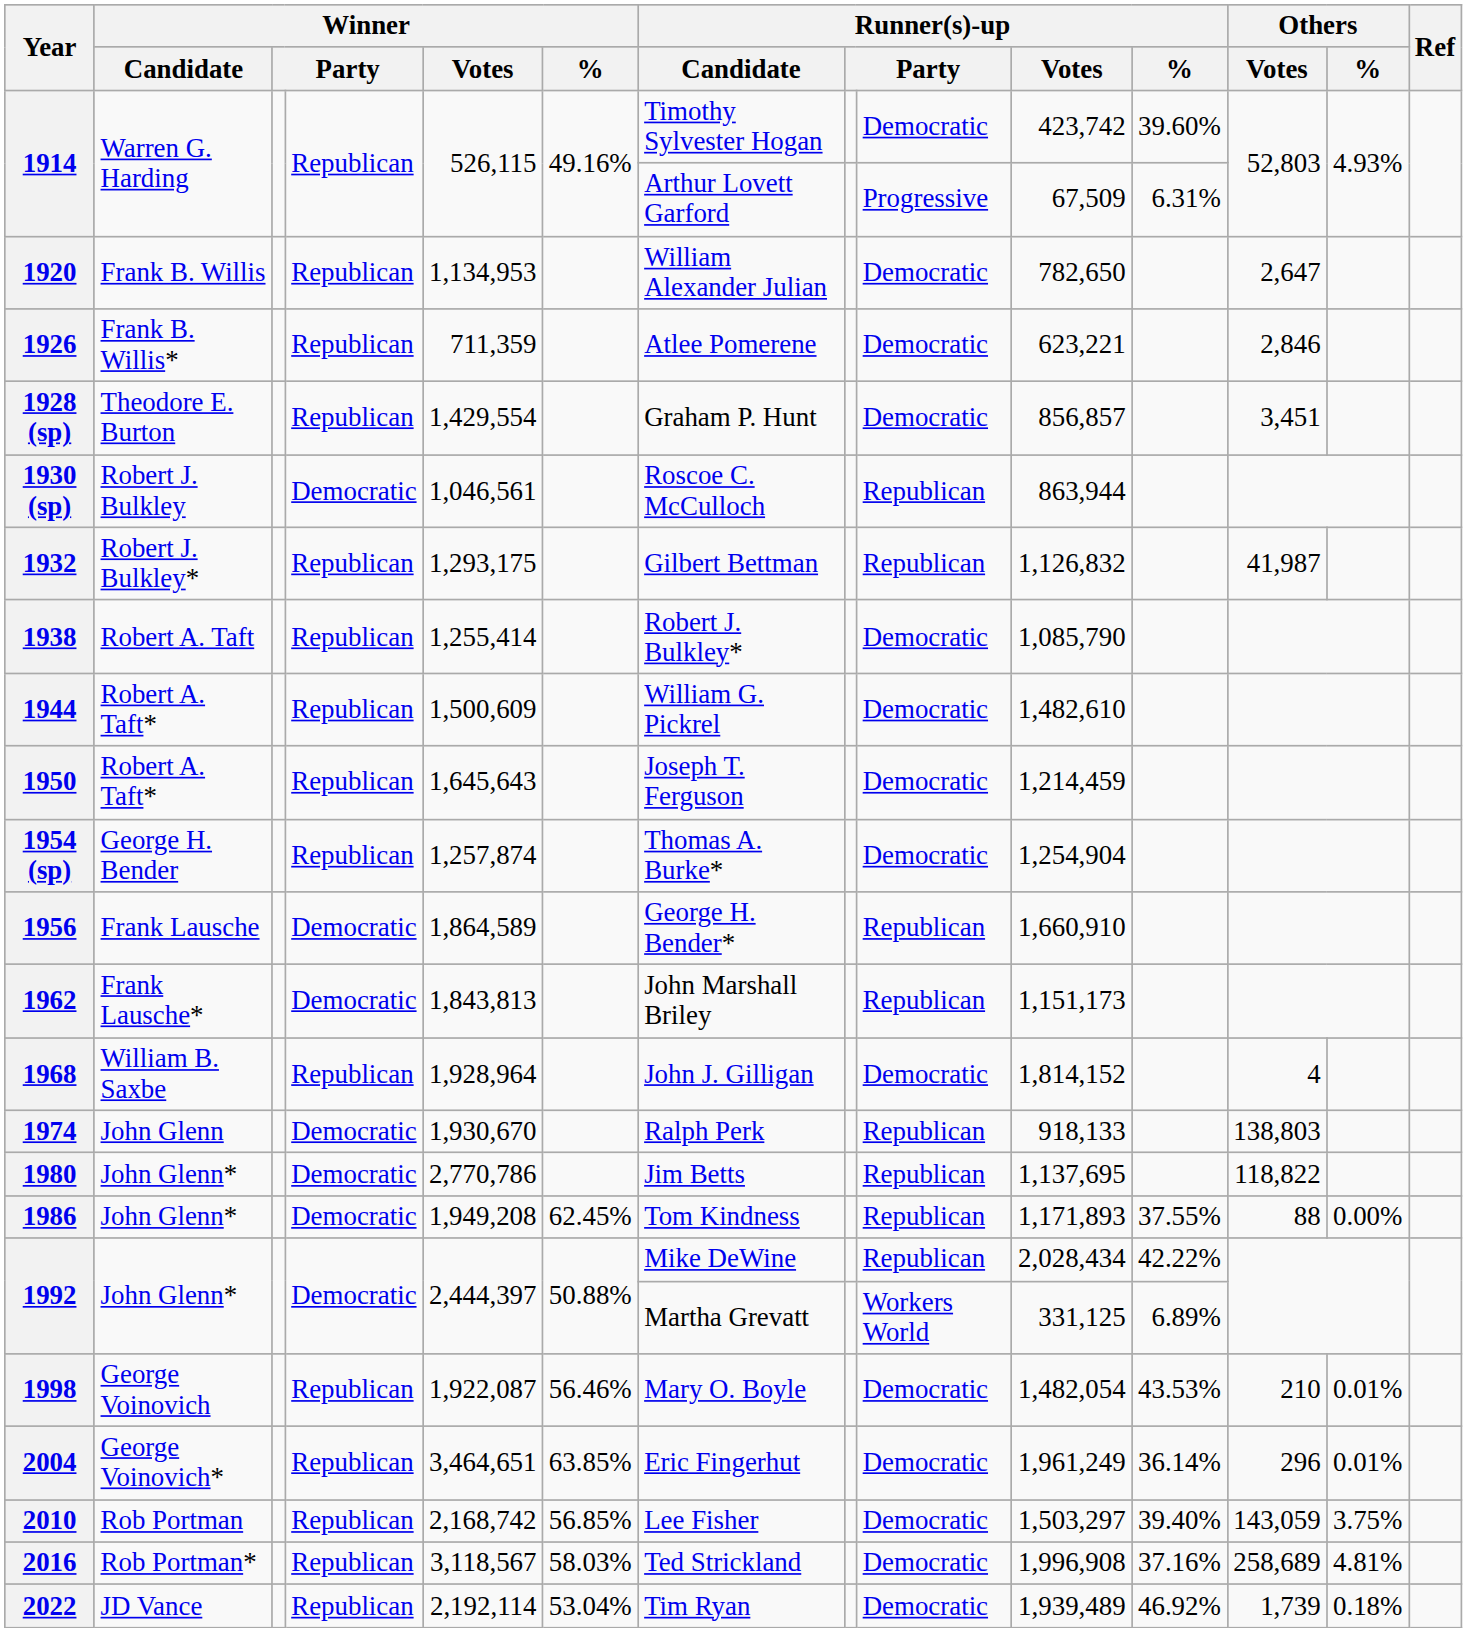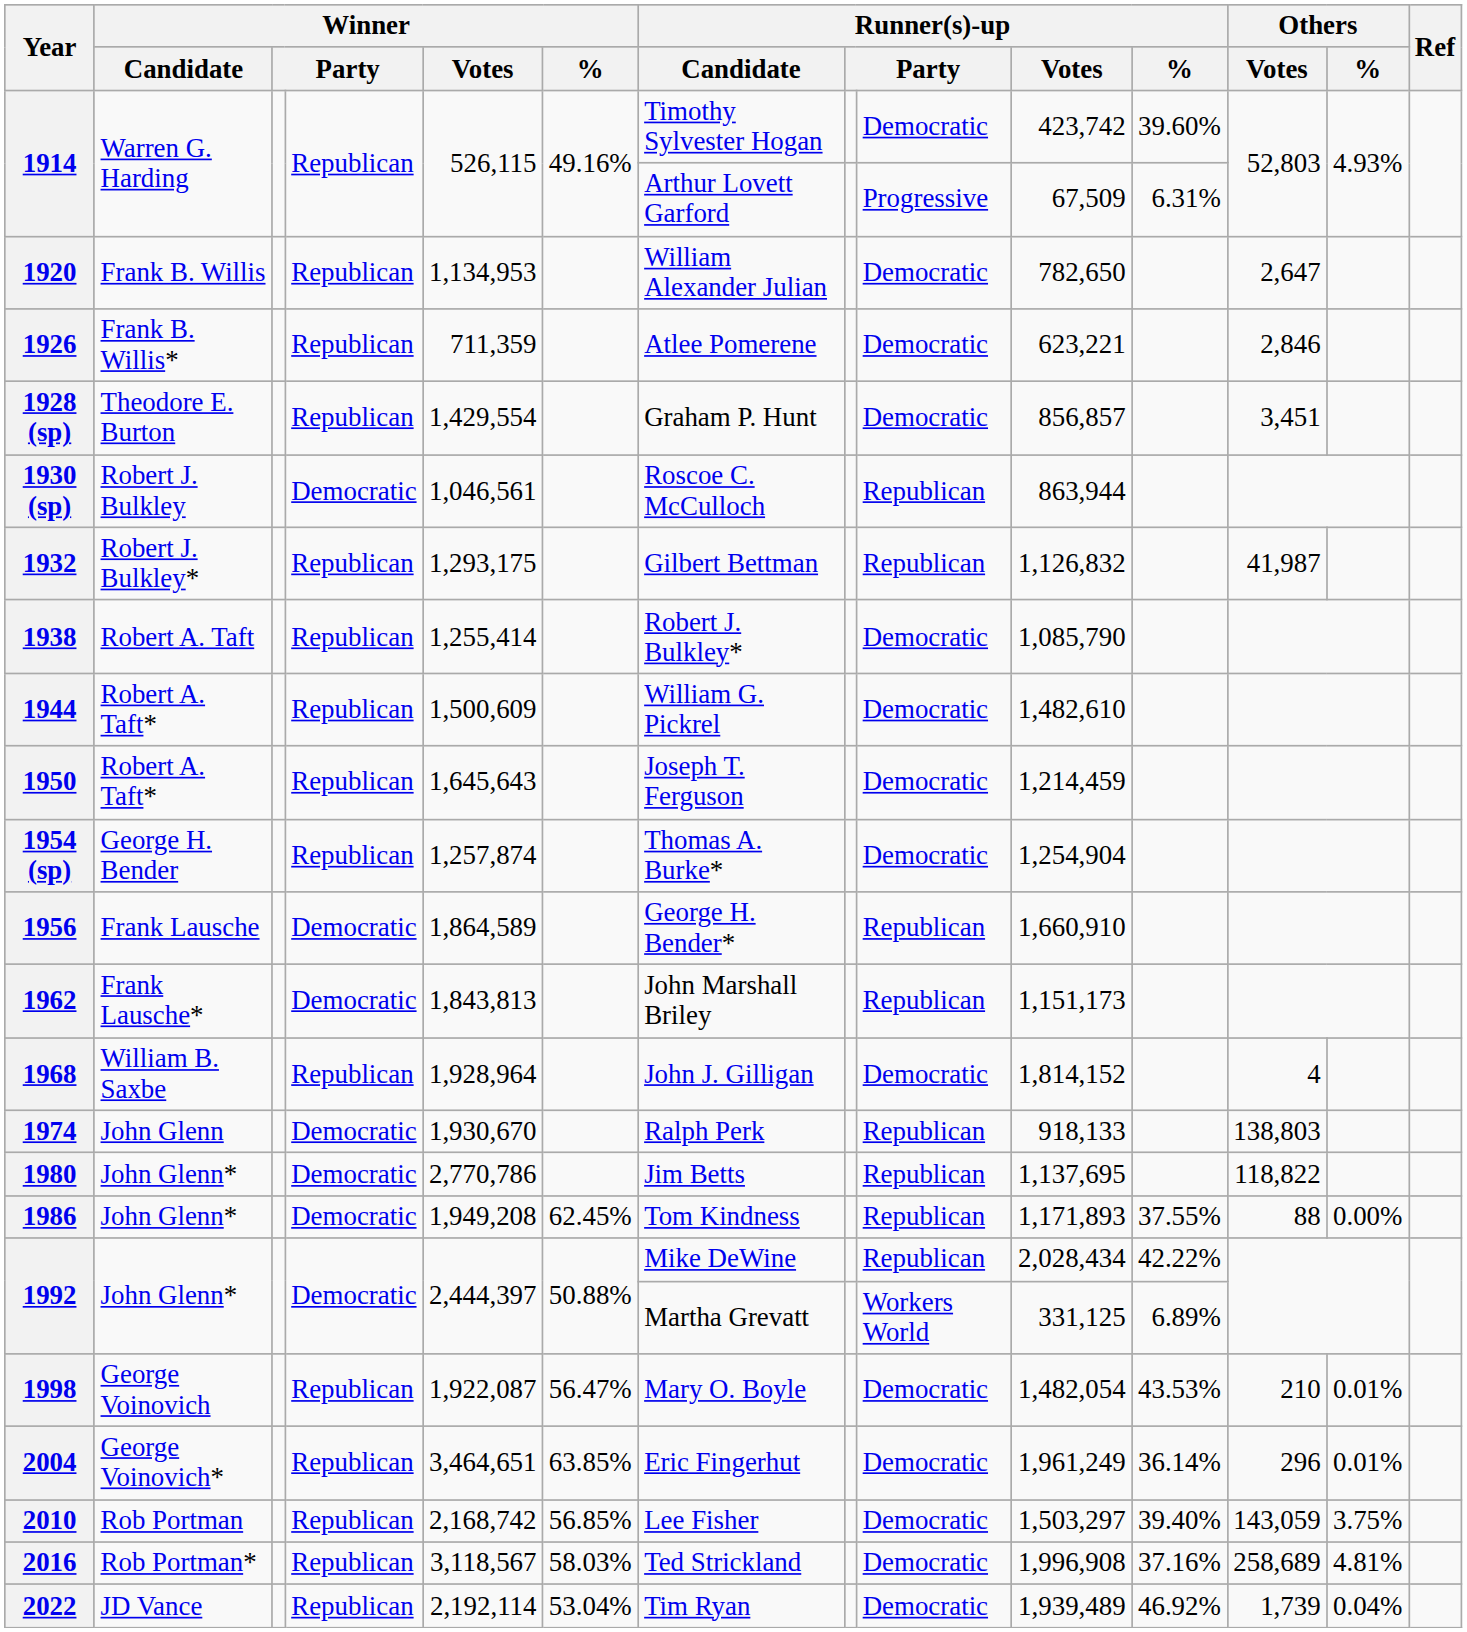(590, 1389) 56.46% -> (590, 1389) 56.47%
(1368, 1605) 0.18% -> (1368, 1605) 0.04%
